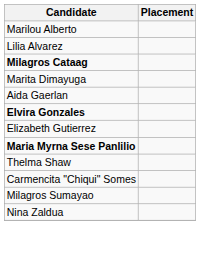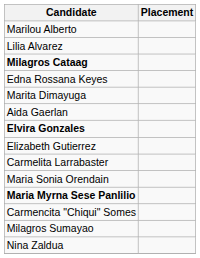+ row: (57, 79)
+ row: (57, 162)
+ row: (58, 179)
- row: (39, 162)
